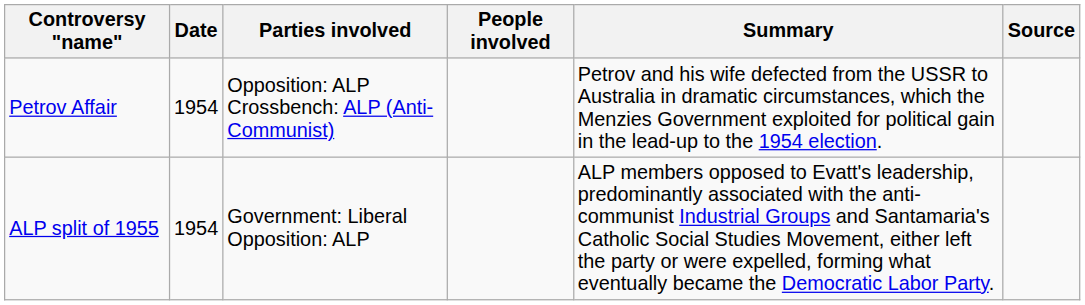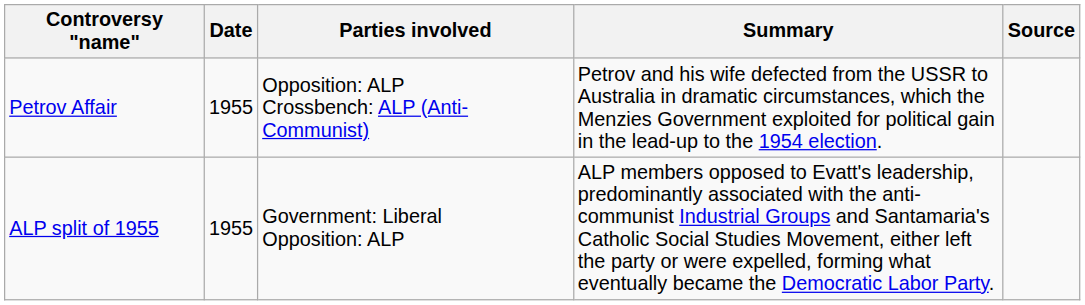- column: (510, 31)
(196, 107) 1954 -> (231, 107) 1955
(196, 228) 1954 -> (231, 228) 1955
